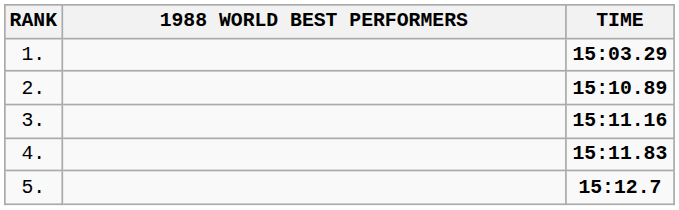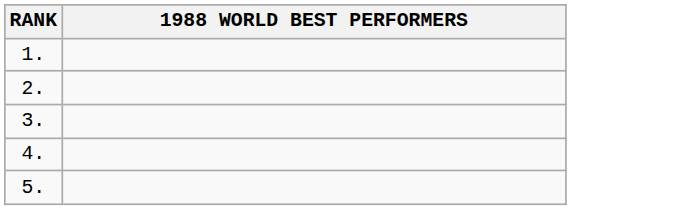- column: (620, 21)
